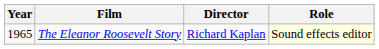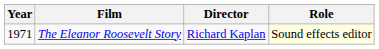(20, 34) 1965 -> (20, 34) 1971
